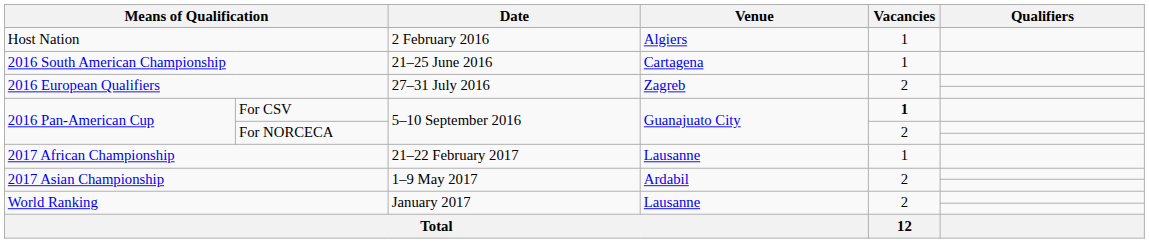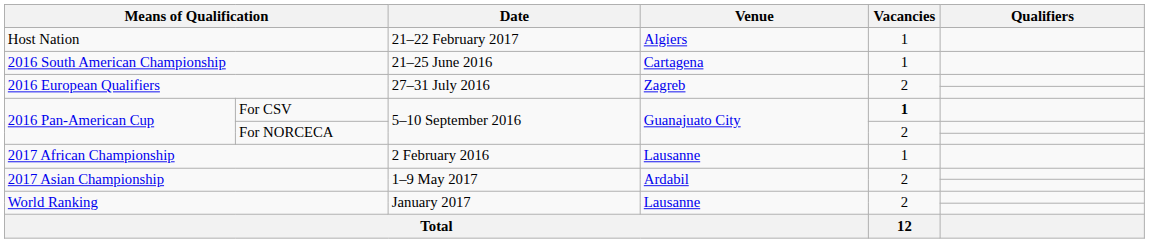(440, 39) 2 February 2016 -> (455, 39) 21–22 February 2017
(455, 156) 21–22 February 2017 -> (440, 156) 2 February 2016
